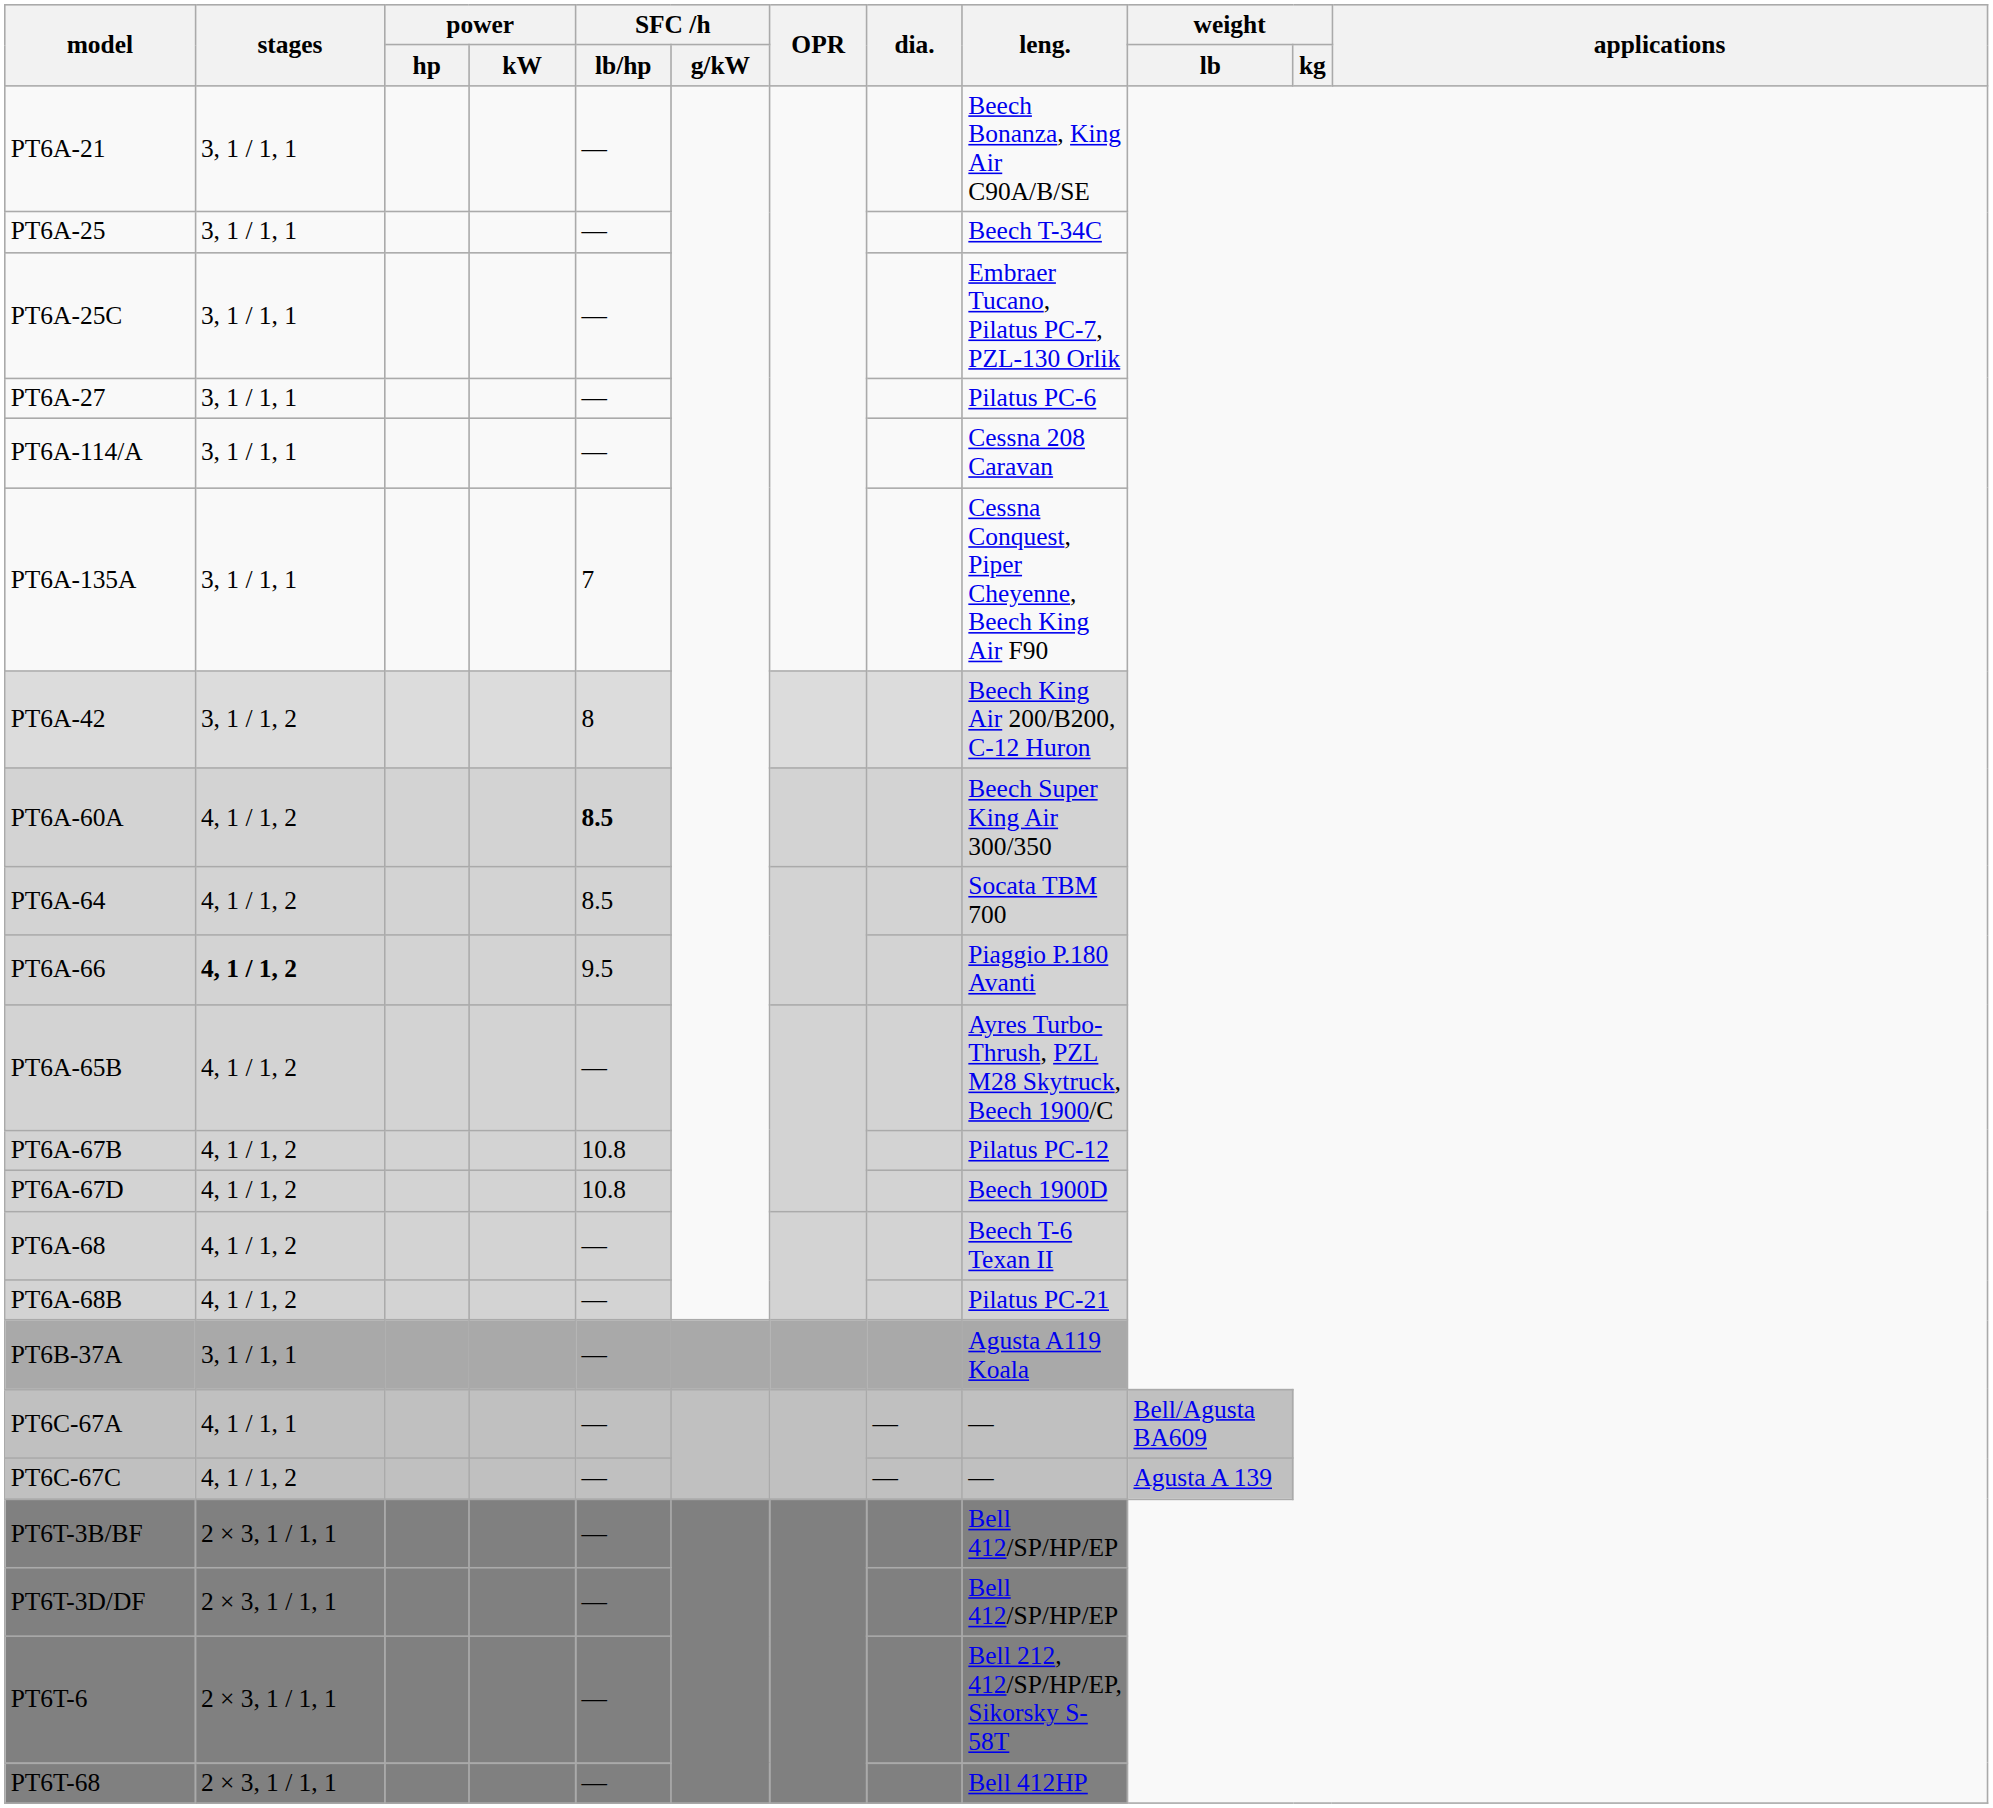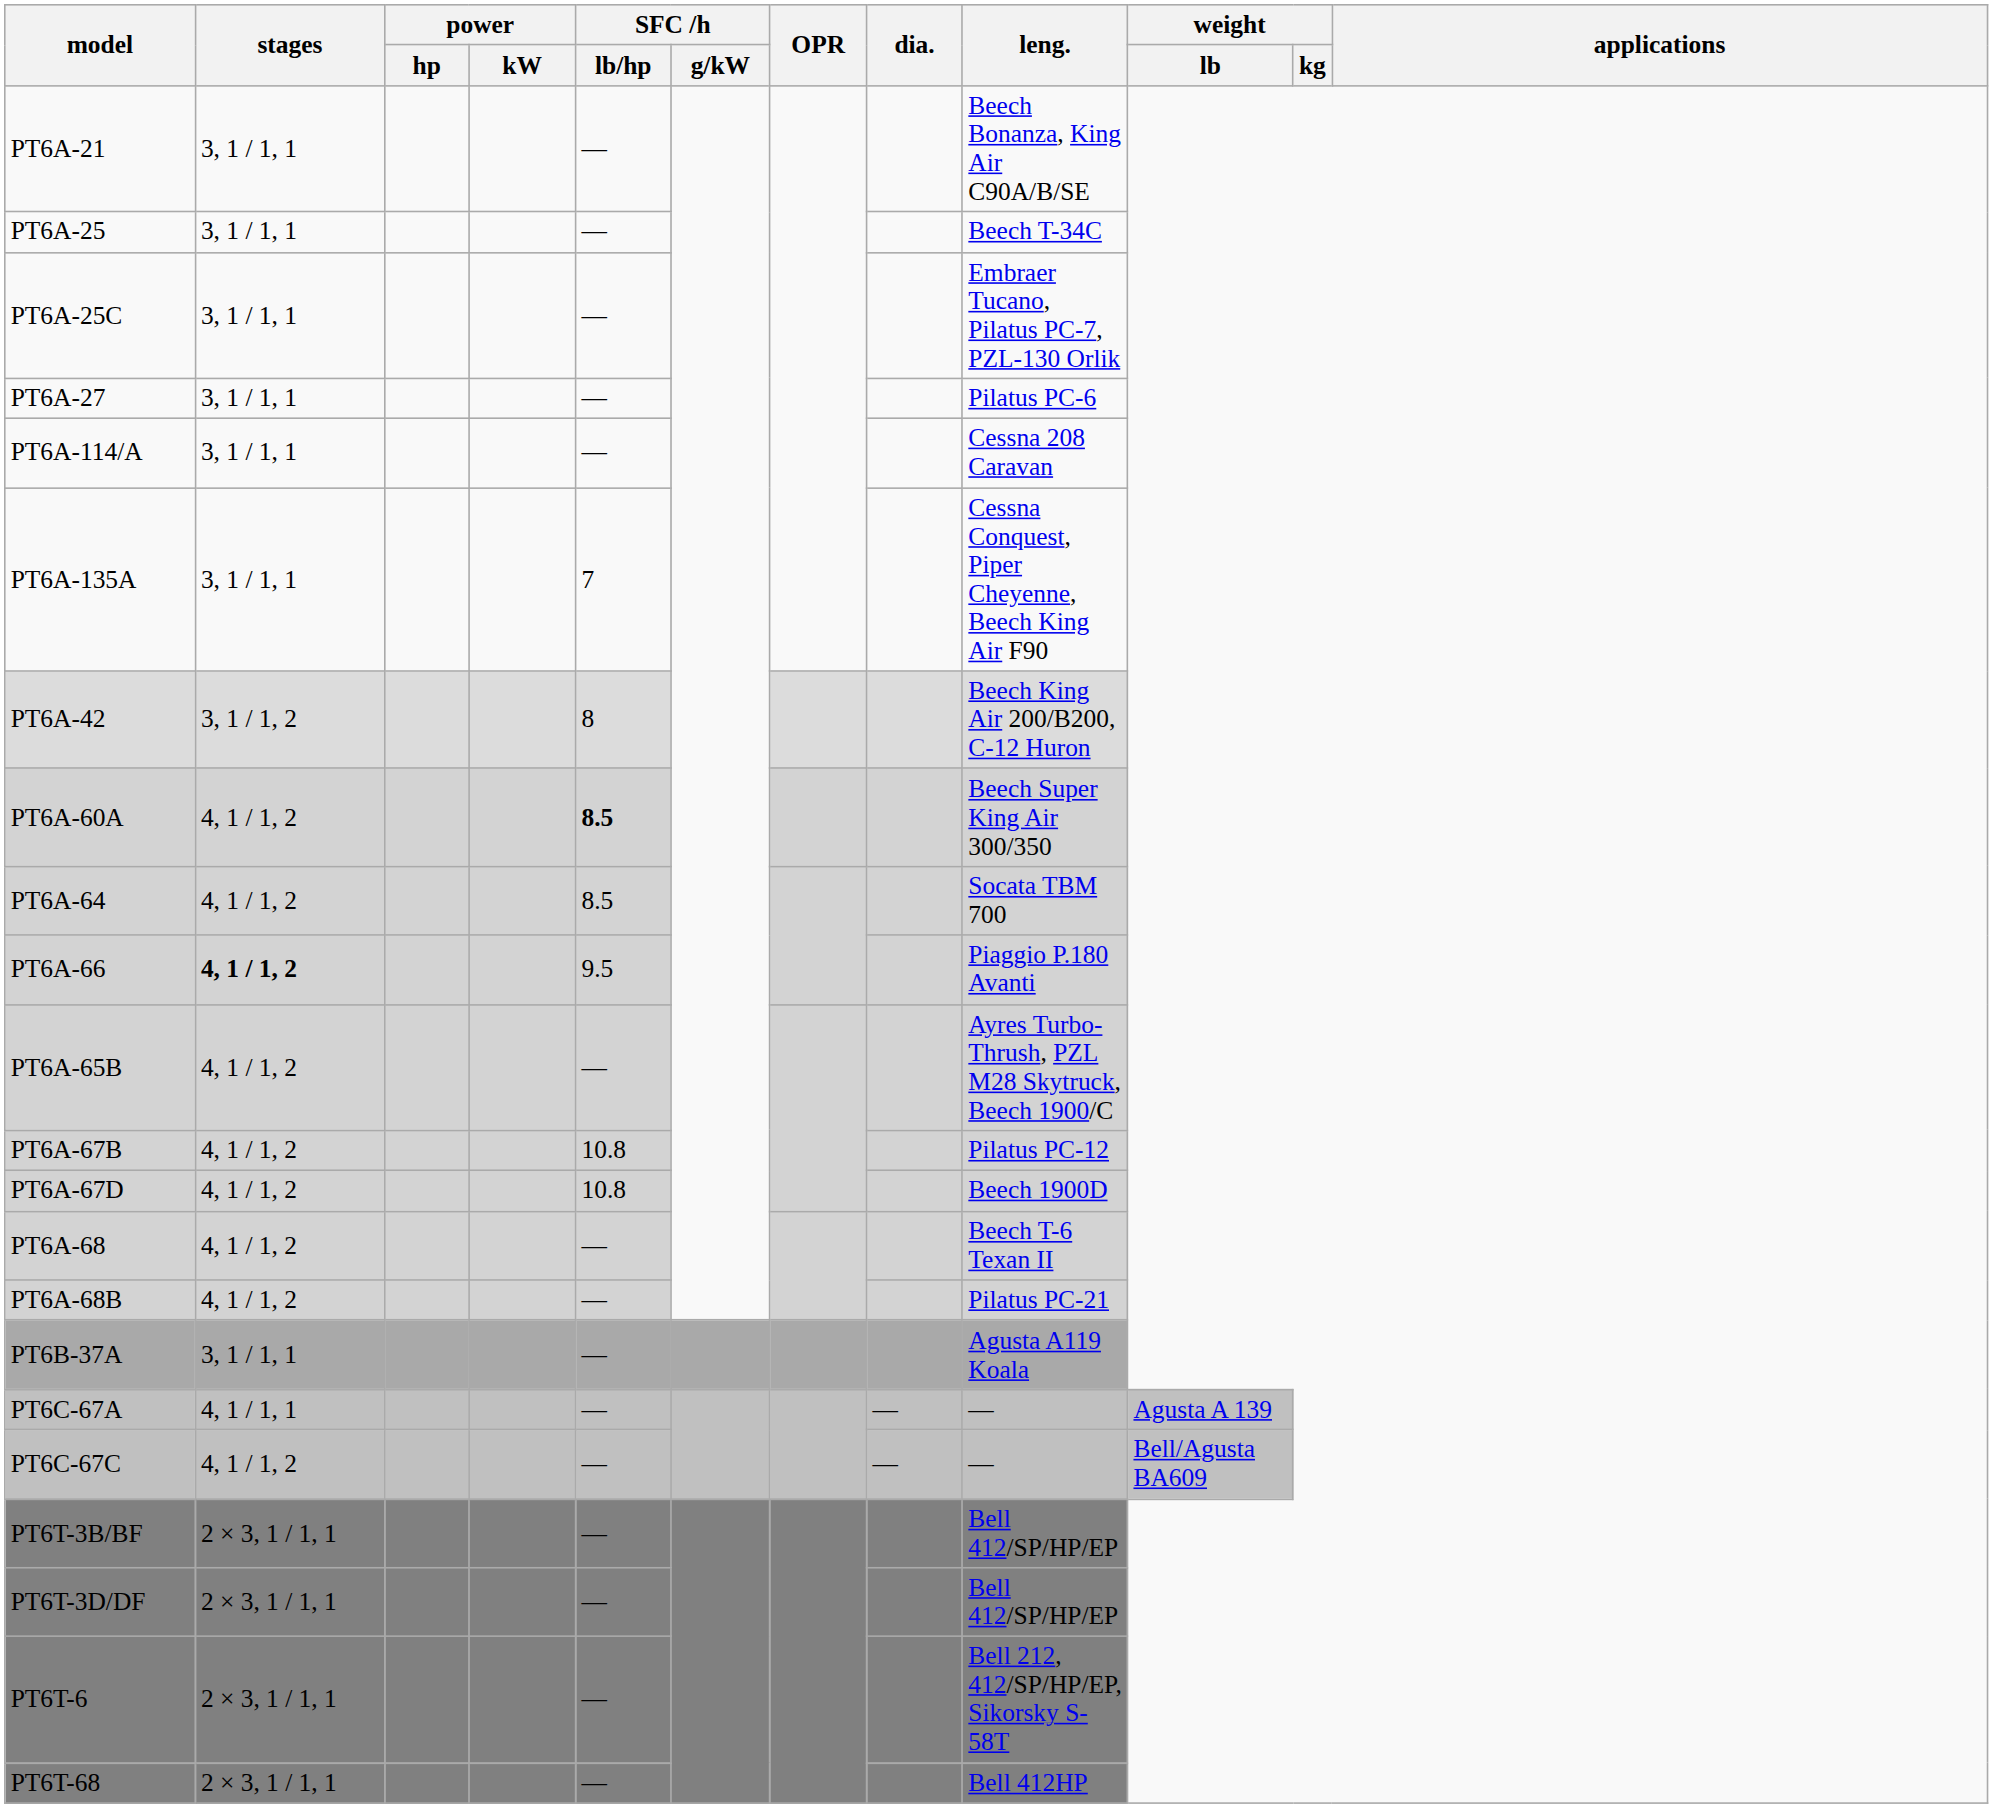(1194, 1423) Bell/Agusta BA609 -> (1203, 1409) Agusta A 139
(1203, 1478) Agusta A 139 -> (1194, 1463) Bell/Agusta BA609
